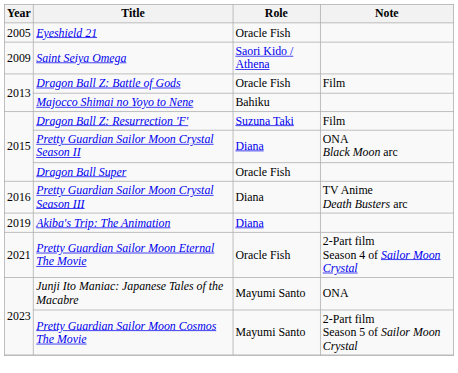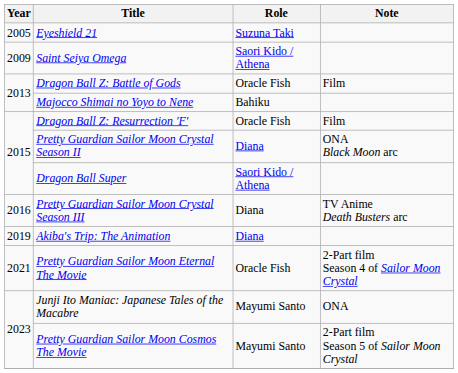(263, 32) Oracle Fish -> (265, 32) Suzuna Taki
(265, 121) Suzuna Taki -> (263, 121) Oracle Fish
(263, 171) Oracle Fish -> (264, 178) Saori Kido / Athena
